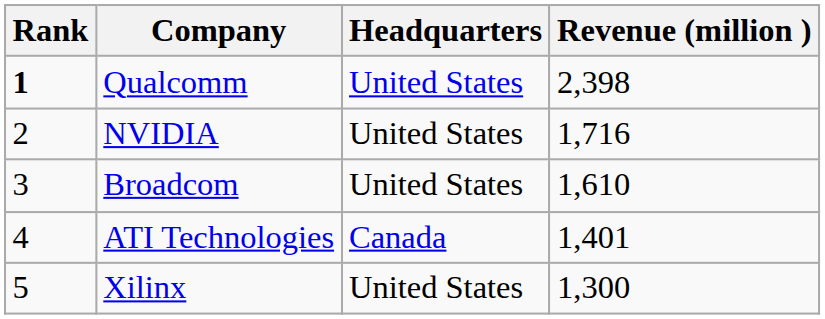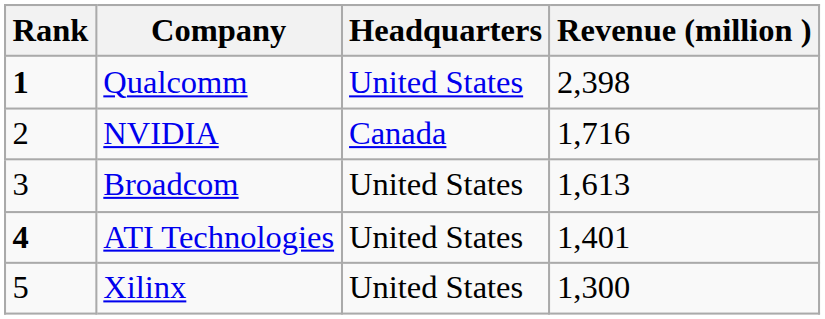(436, 133) United States -> (398, 133) Canada
(594, 184) 1,610 -> (594, 184) 1,613
(21, 236) normal -> (21, 236) bold
(398, 236) Canada -> (436, 236) United States
